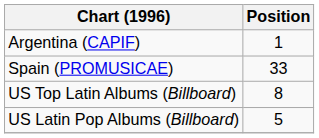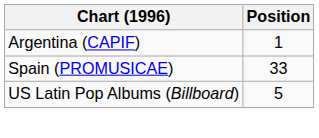- row: (122, 94)
